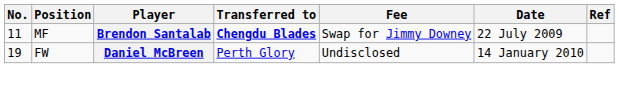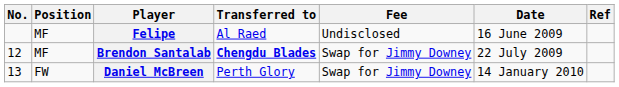+ row: (154, 33)
(14, 33) 11 -> (14, 53) 12
(14, 53) 19 -> (14, 72) 13
(361, 53) Undisclosed -> (397, 72) Swap for Jimmy Downey
